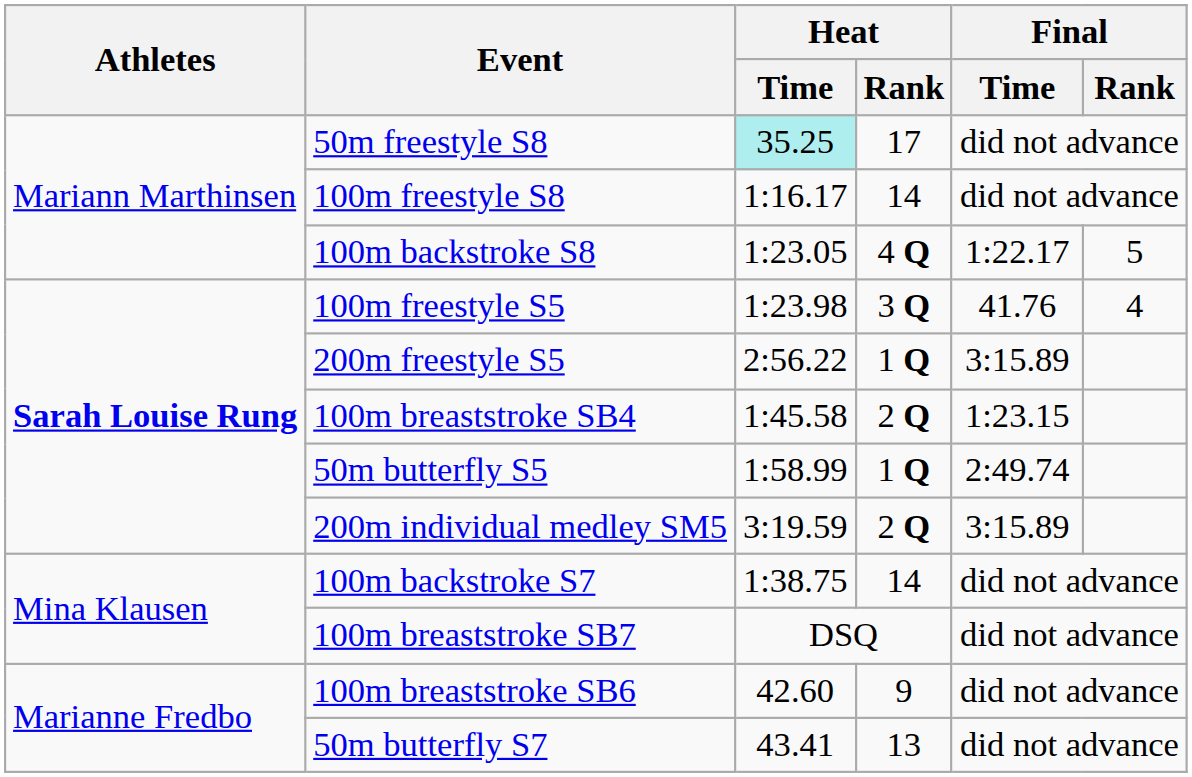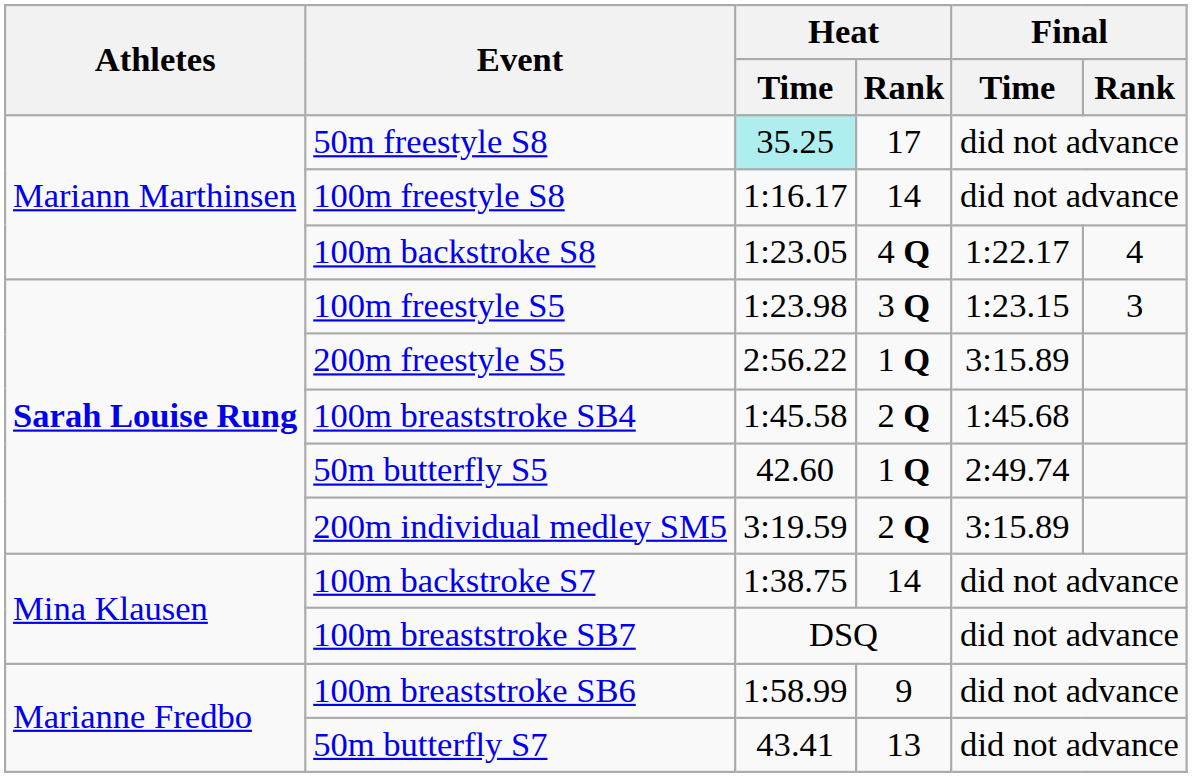(1135, 251) 5 -> (1135, 251) 4
(1017, 305) 41.76 -> (1017, 305) 1:23.15
(1135, 305) 4 -> (1135, 305) 3
(1017, 415) 1:23.15 -> (1017, 415) 1:45.68
(795, 470) 1:58.99 -> (795, 470) 42.60
(795, 689) 42.60 -> (795, 689) 1:58.99
